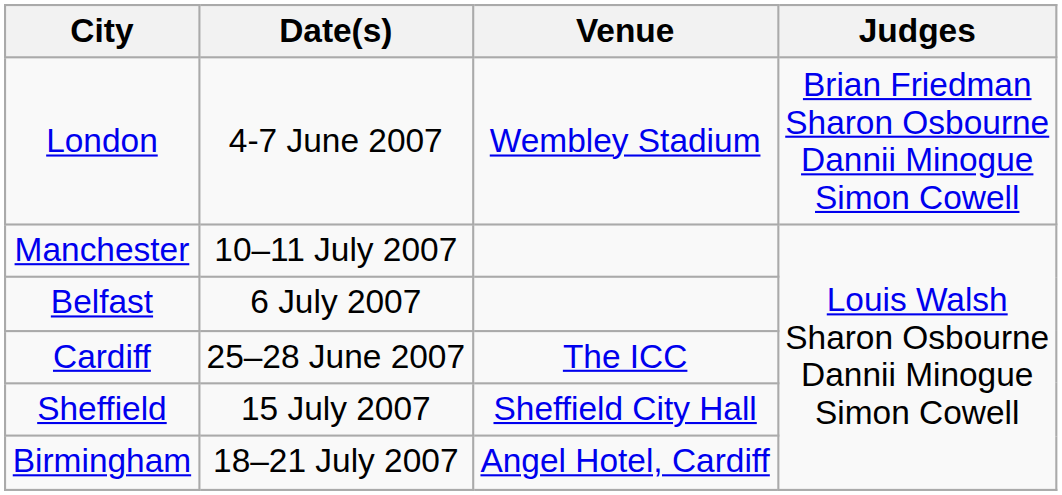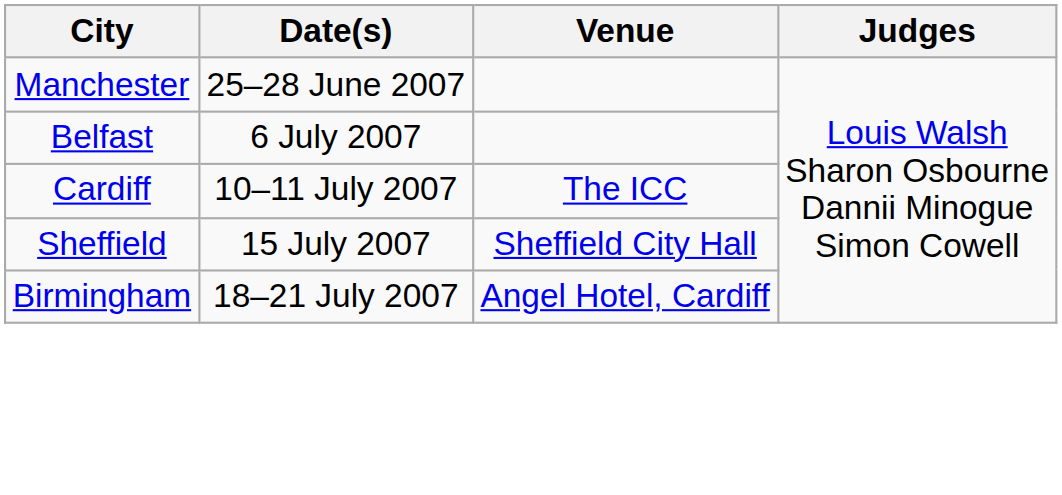- row: (102, 140)
(336, 249) 10–11 July 2007 -> (336, 84) 25–28 June 2007
(336, 356) 25–28 June 2007 -> (336, 190) 10–11 July 2007
